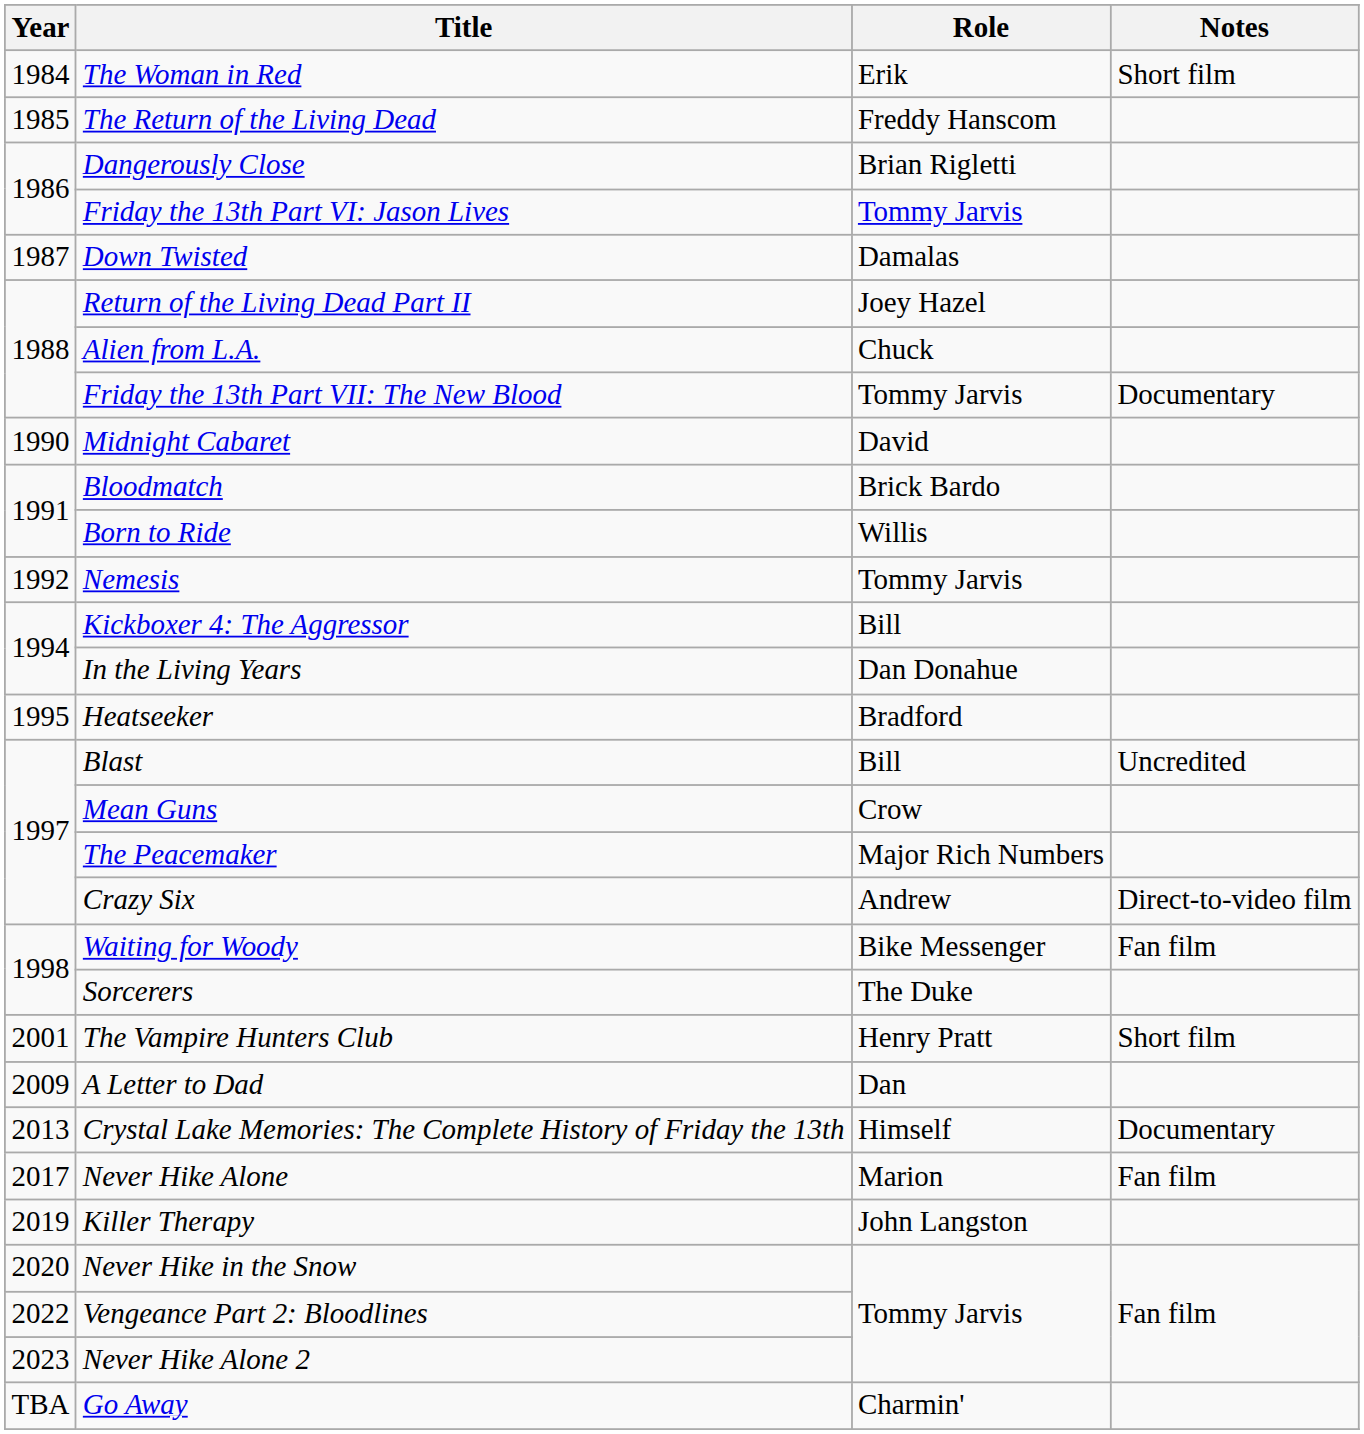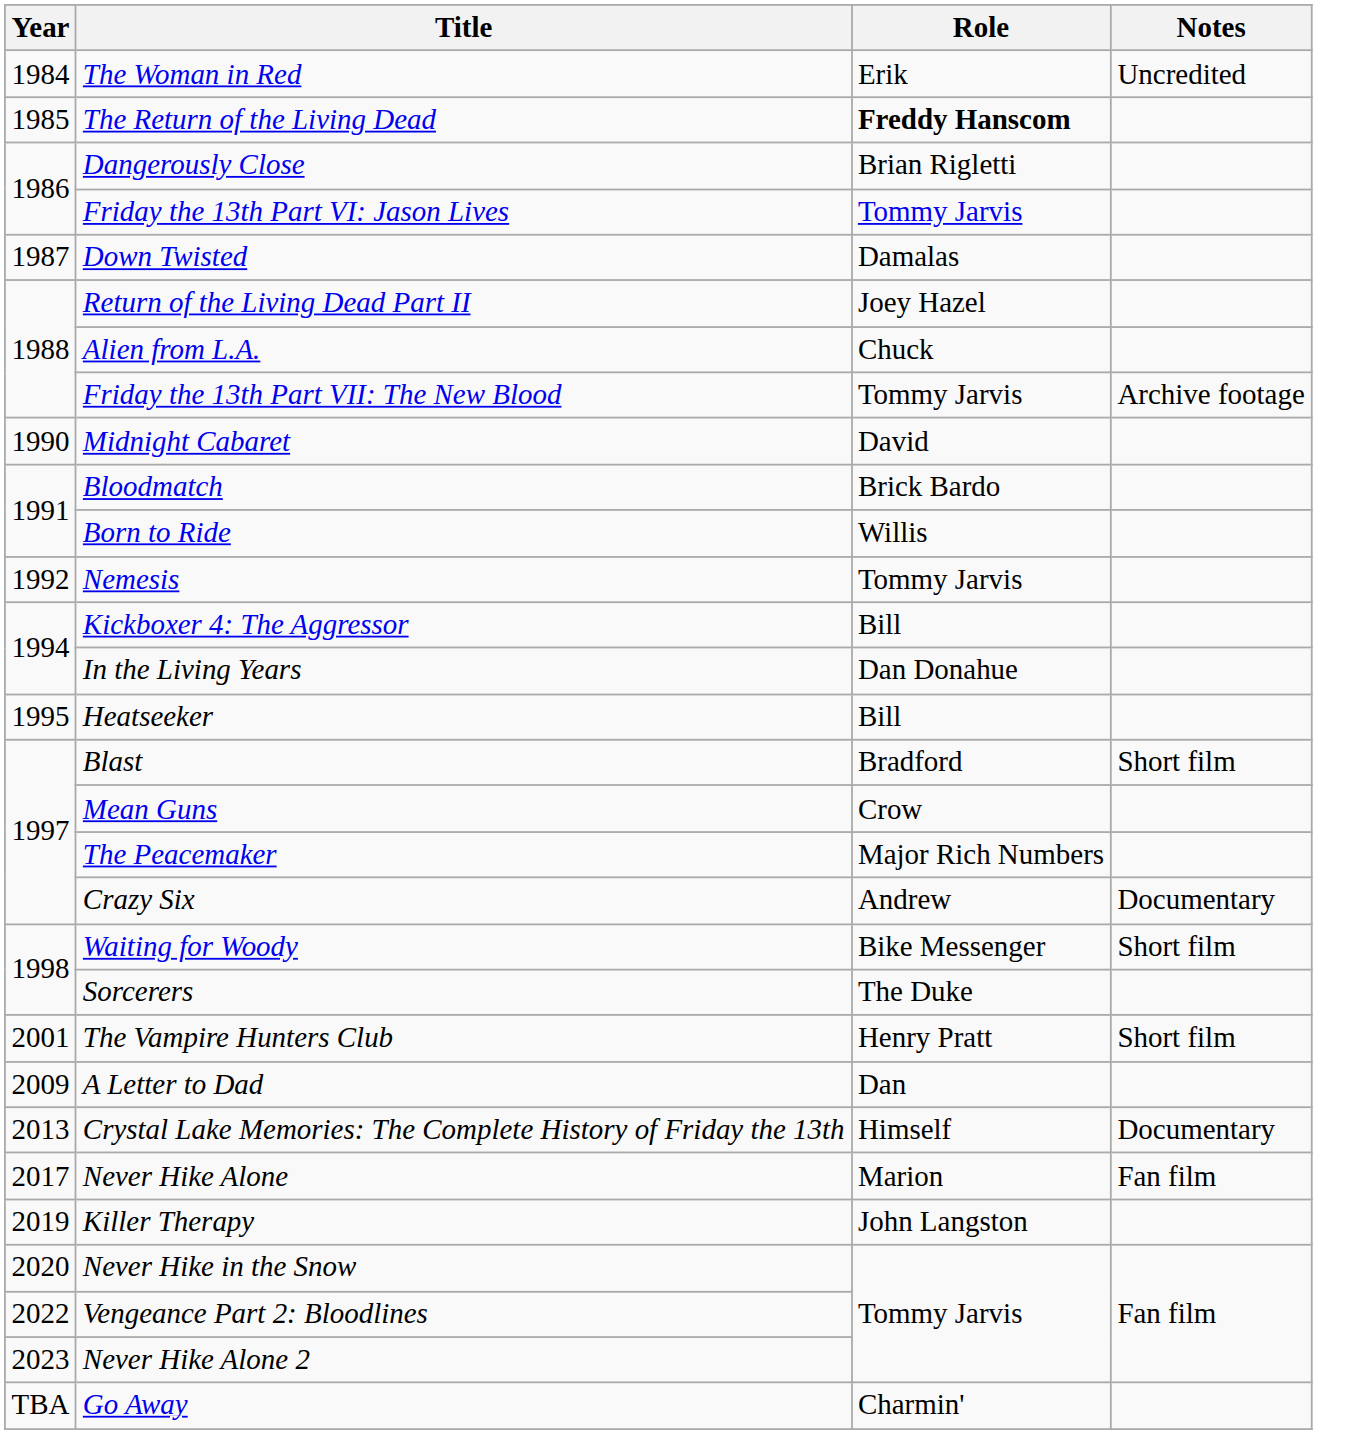(1177, 73) Short film -> (1182, 73) Uncredited
(957, 119) normal -> (964, 119) bold
(1196, 394) Documentary -> (1211, 394) Archive footage
(910, 716) Bradford -> (880, 716) Bill
(880, 762) Bill -> (910, 762) Bradford
(1182, 762) Uncredited -> (1177, 762) Short film
(1234, 900) Direct-to-video film -> (1196, 900) Documentary
(1167, 946) Fan film -> (1177, 946) Short film
